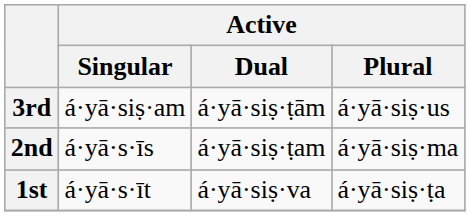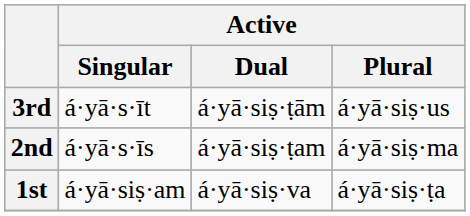(125, 107) á·yā·siṣ·am -> (108, 107) á·yā·s·īt
(108, 189) á·yā·s·īt -> (125, 189) á·yā·siṣ·am
